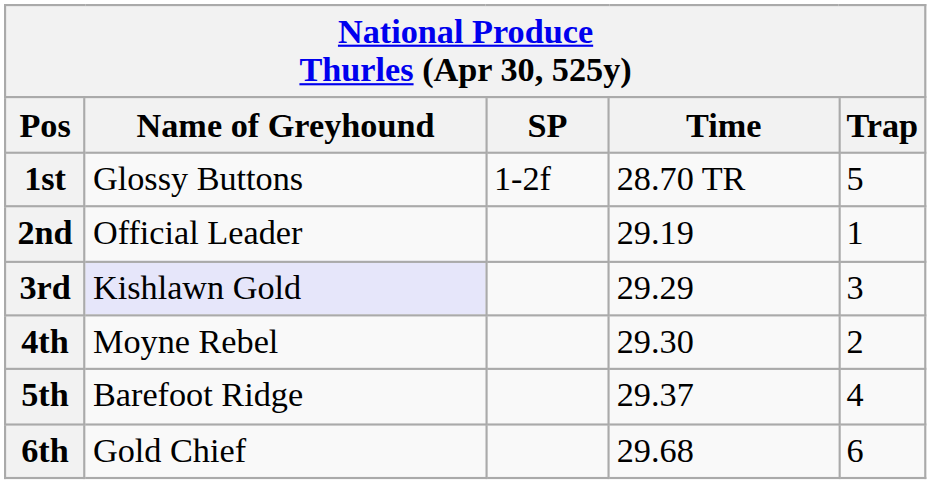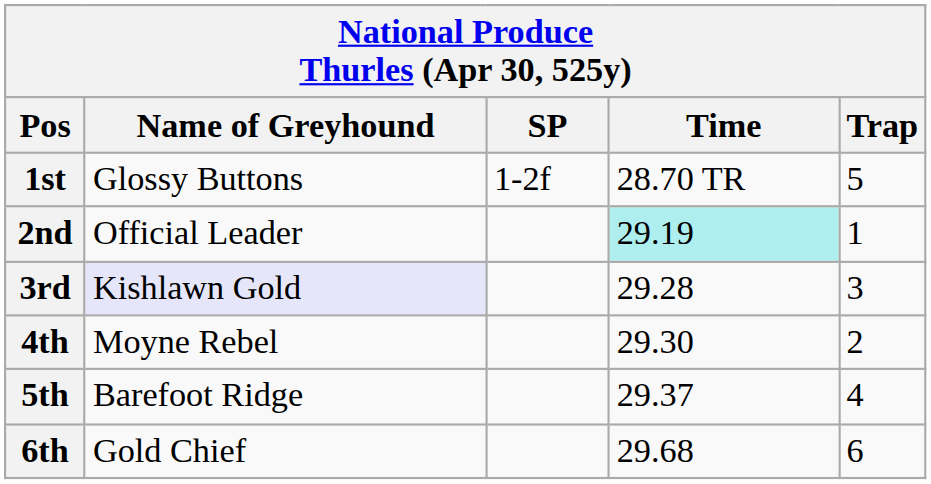(655, 233) no background -> (655, 233) paleturquoise background
(655, 287) 29.29 -> (655, 287) 29.28
